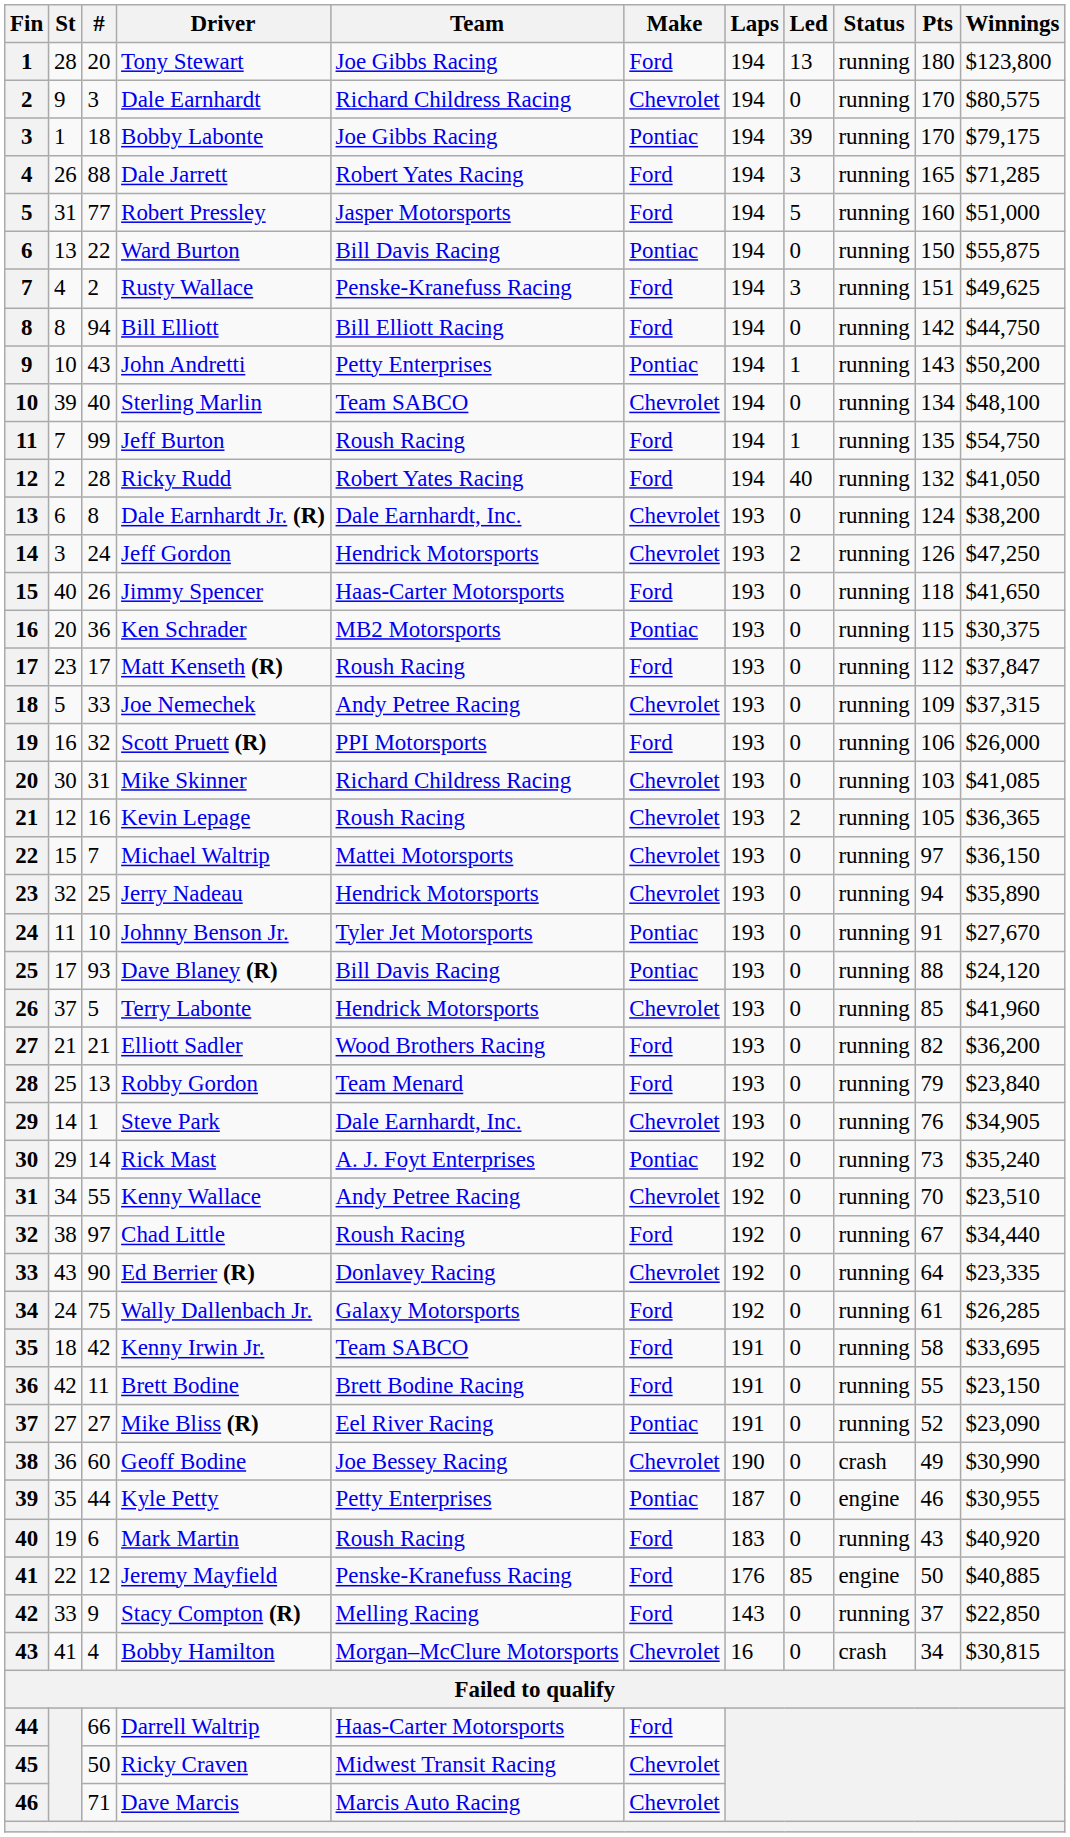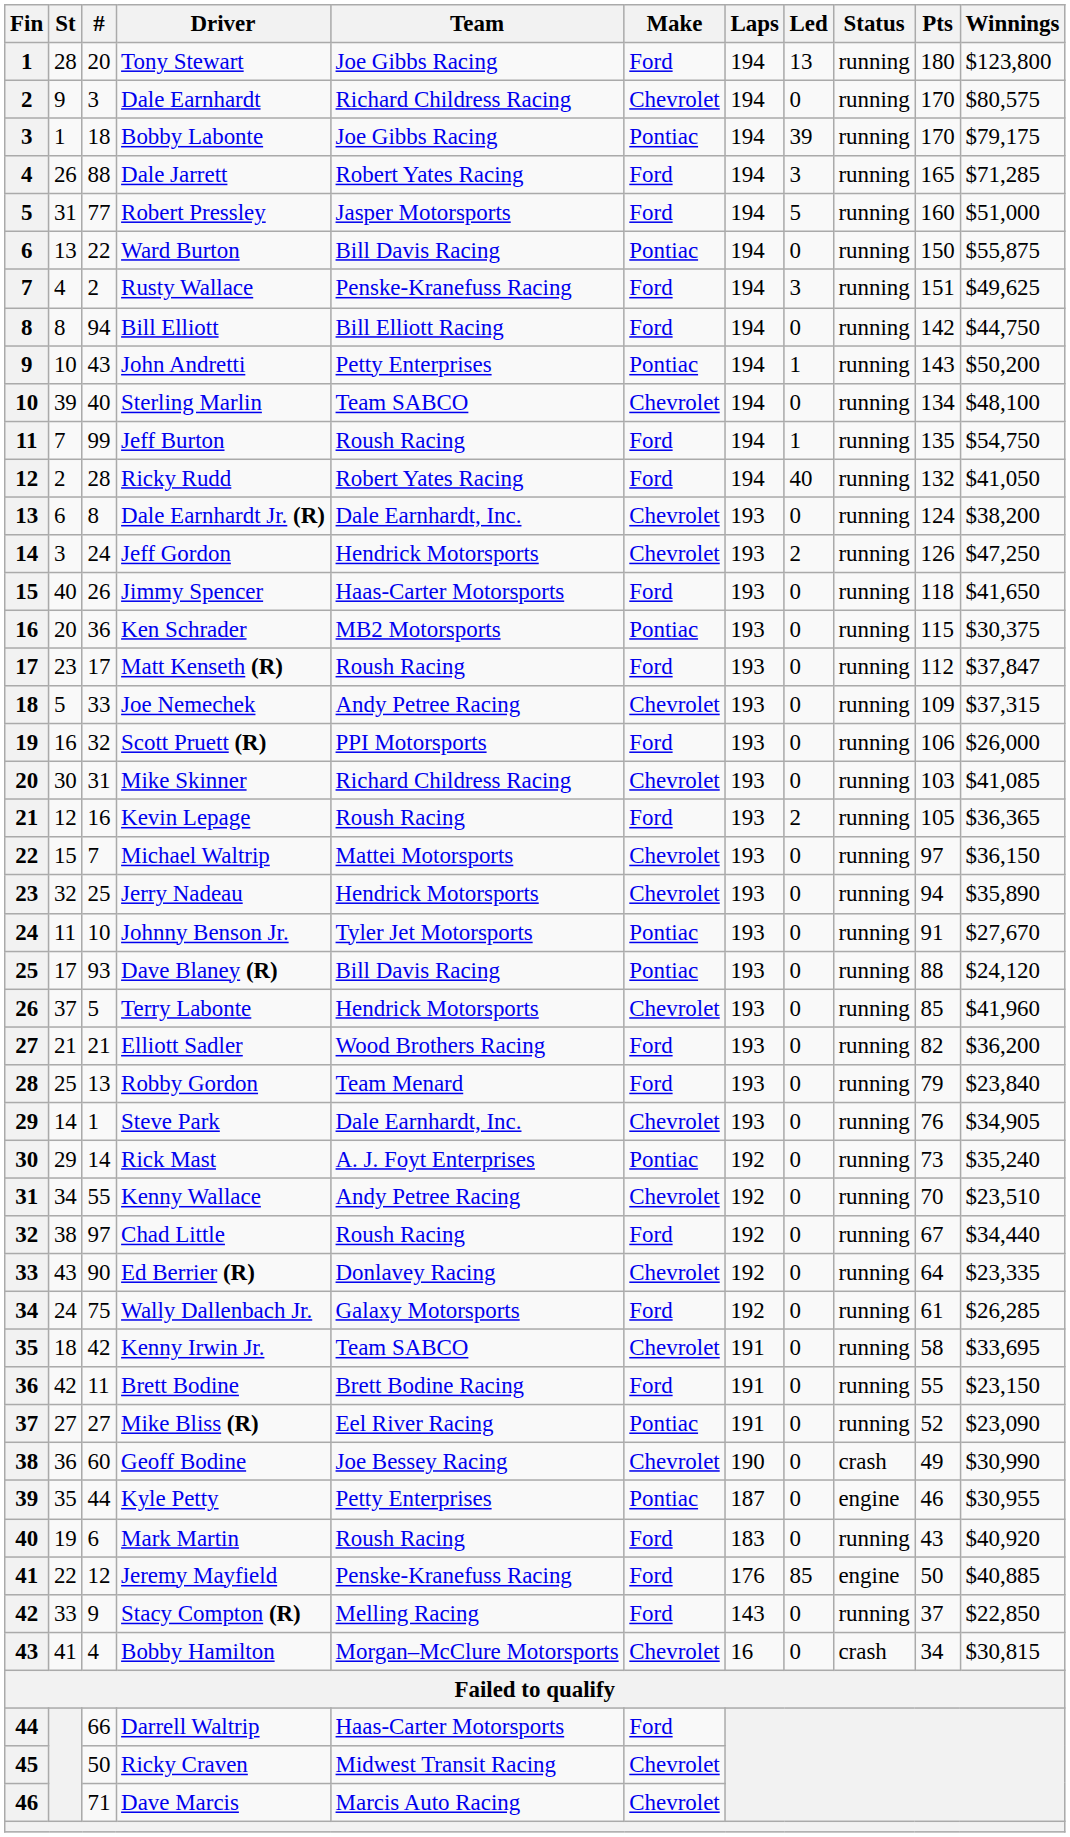(674, 818) Chevrolet -> (651, 818) Ford
(651, 1348) Ford -> (674, 1348) Chevrolet
